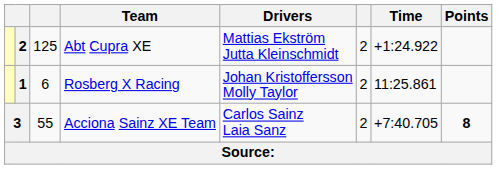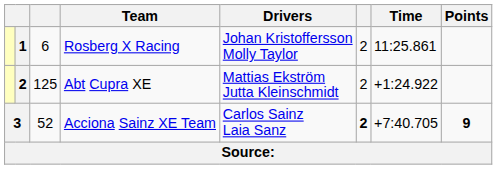rows swapped: (122, 84) <-> (108, 46)
(45, 122) 55 -> (45, 122) 52
(363, 122) normal -> (363, 122) bold
(467, 122) 8 -> (467, 122) 9
